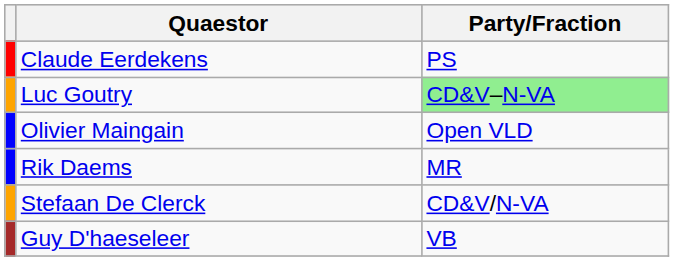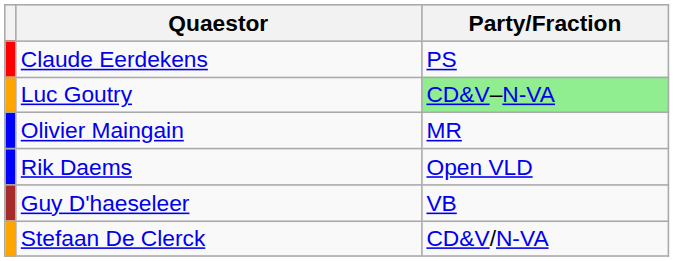(480, 131) Open VLD -> (444, 131) MR
(444, 167) MR -> (480, 167) Open VLD
rows swapped: (113, 203) <-> (105, 239)
